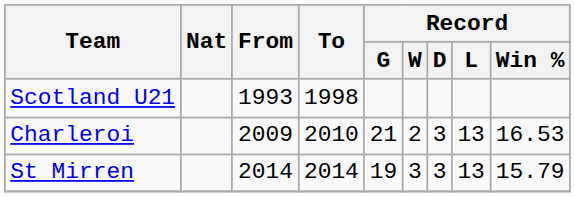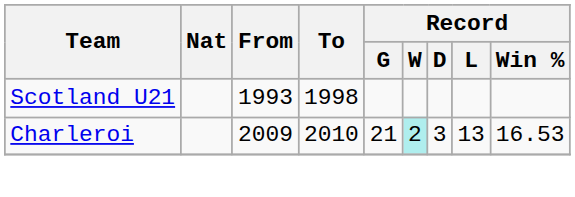(415, 135) no background -> (415, 135) paleturquoise background
- row: (72, 173)
